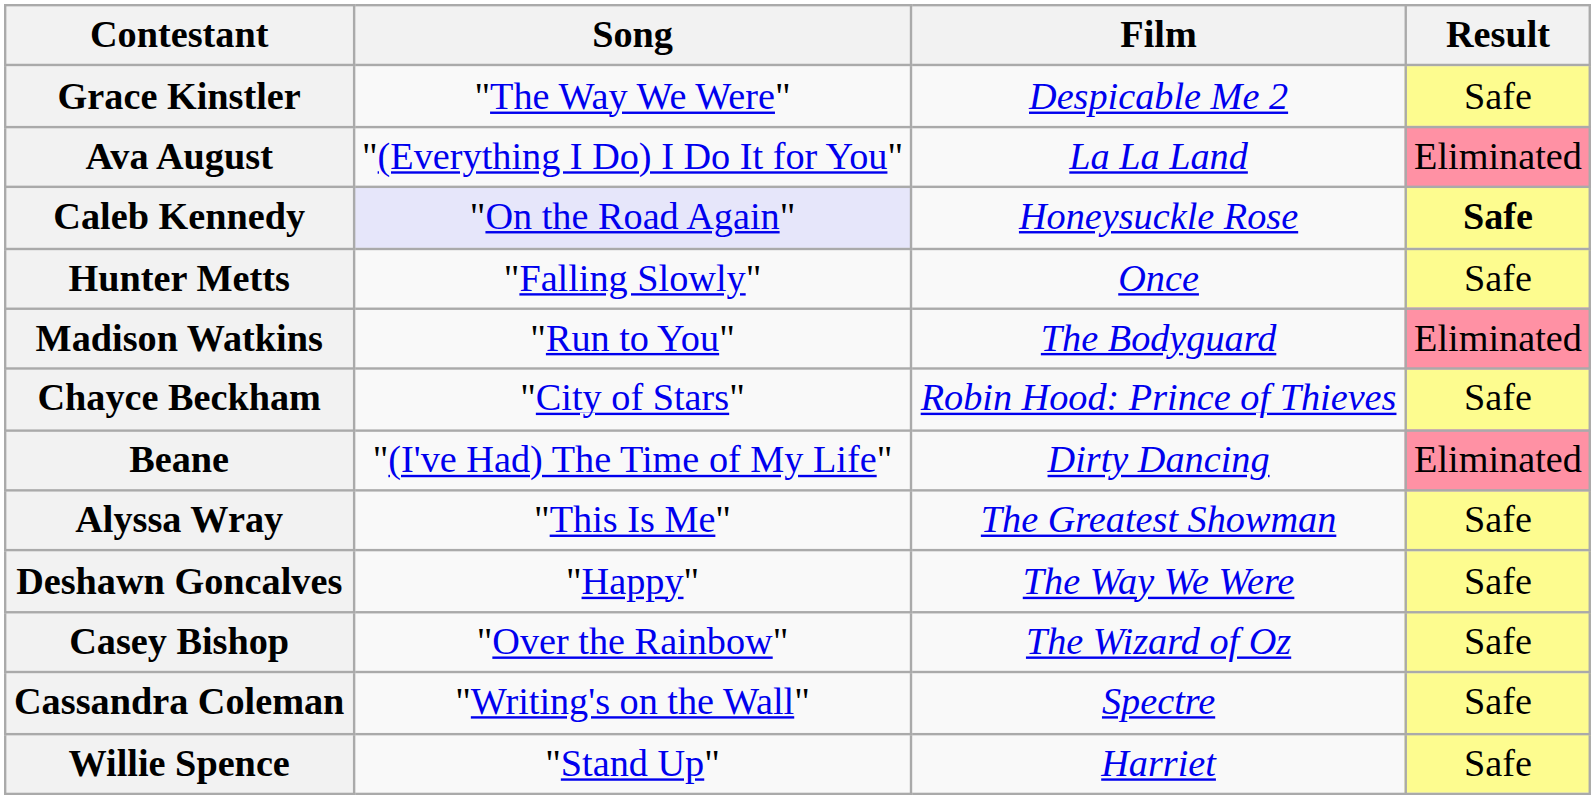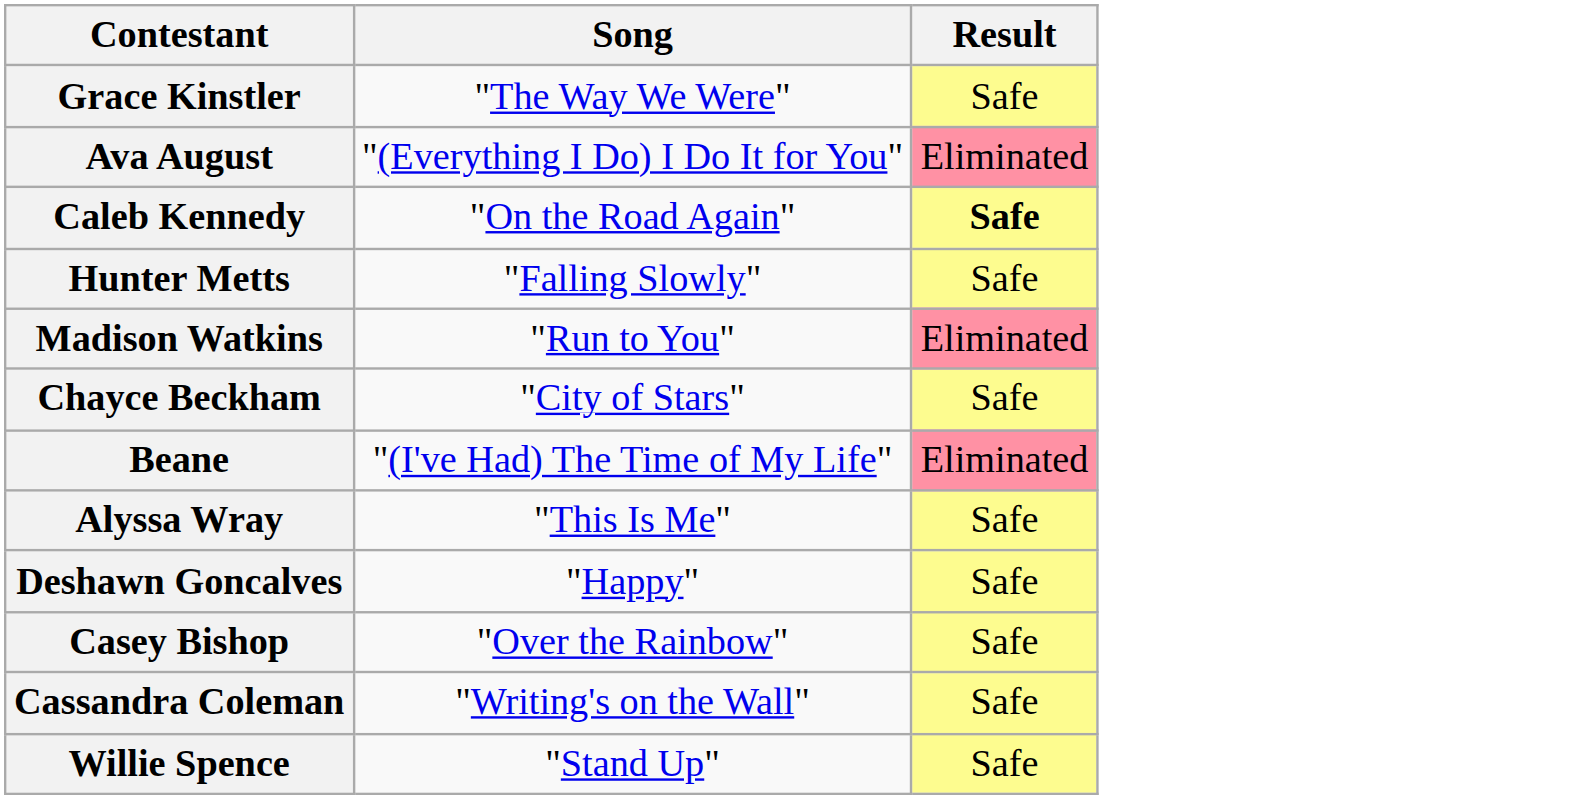- column: (1159, 34)
(633, 216) lavender background -> (633, 216) no background
